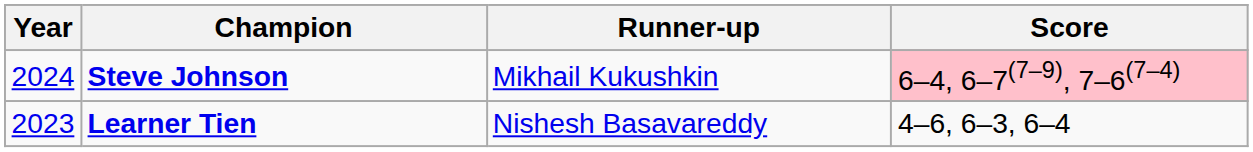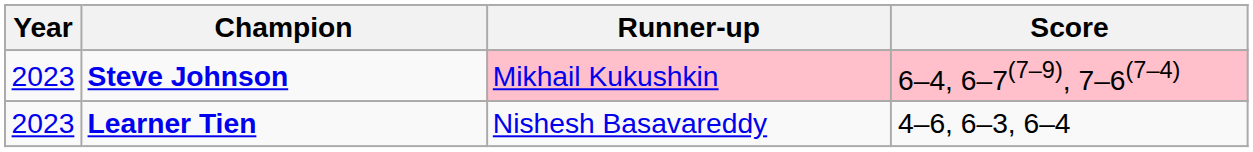(43, 76) 2024 -> (43, 76) 2023
(606, 76) no background -> (606, 76) pink background
